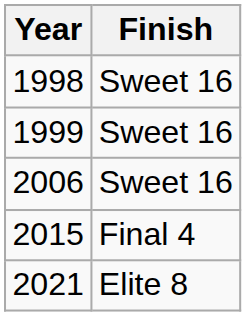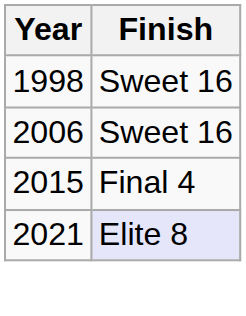- row: (48, 132)
(143, 285) no background -> (143, 234) lavender background
